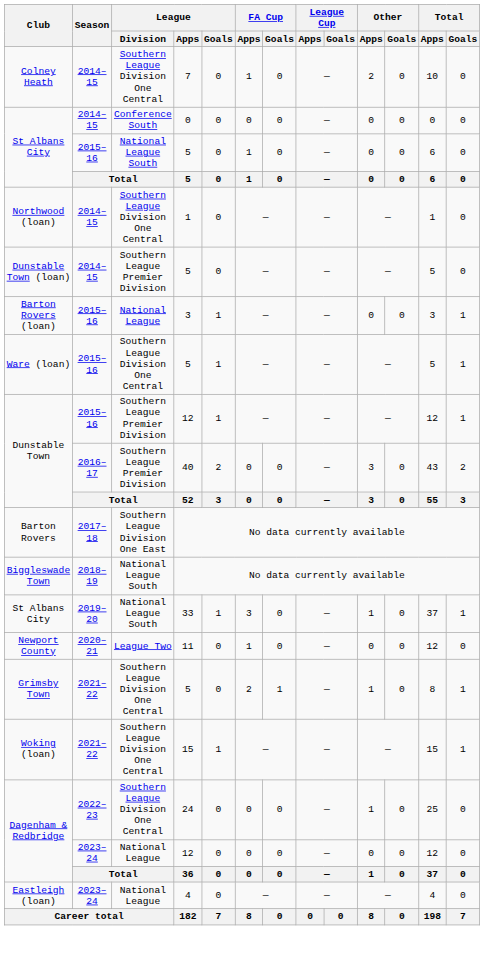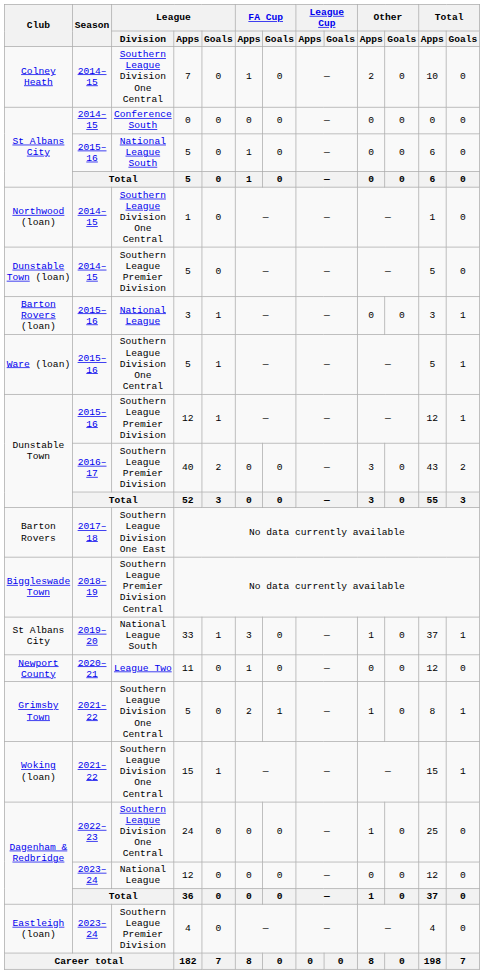(143, 576) National League South -> (143, 587) Southern League Premier Division Central
(143, 895) National League -> (143, 929) Southern League Premier Division
